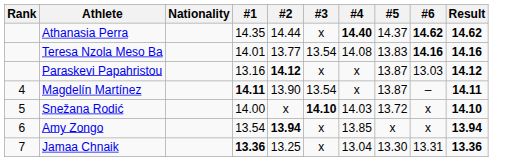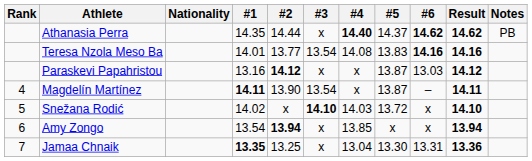+ column: (507, 14)
(250, 109) 14.00 -> (250, 109) 14.02
(250, 147) 13.36 -> (250, 147) 13.35
